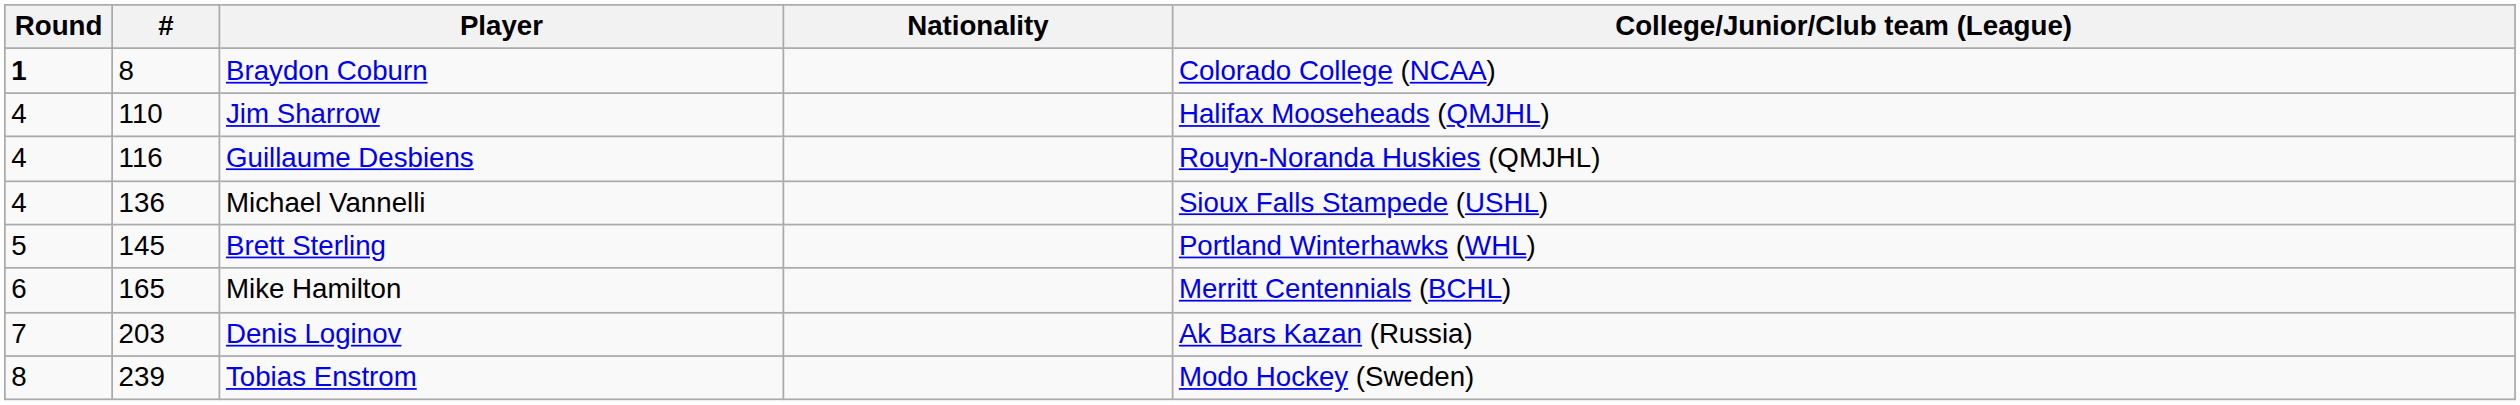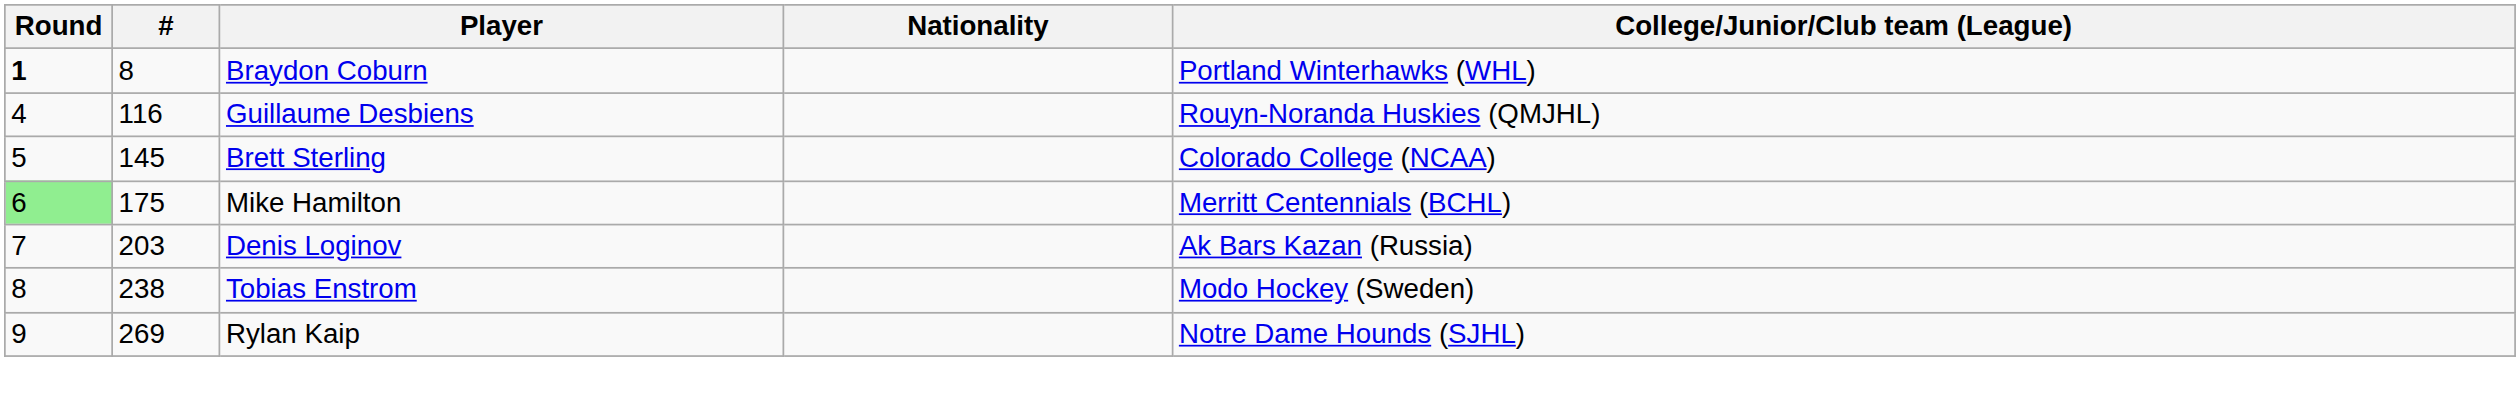(1337, 70) Colorado College (NCAA) -> (1357, 70) Portland Winterhawks (WHL)
- row: (303, 114)
- row: (326, 202)
(1357, 245) Portland Winterhawks (WHL) -> (1337, 158) Colorado College (NCAA)
(19, 289) no background -> (19, 202) lightgreen background
(142, 289) 165 -> (142, 202) 175
(142, 377) 239 -> (142, 289) 238
+ row: (293, 333)
